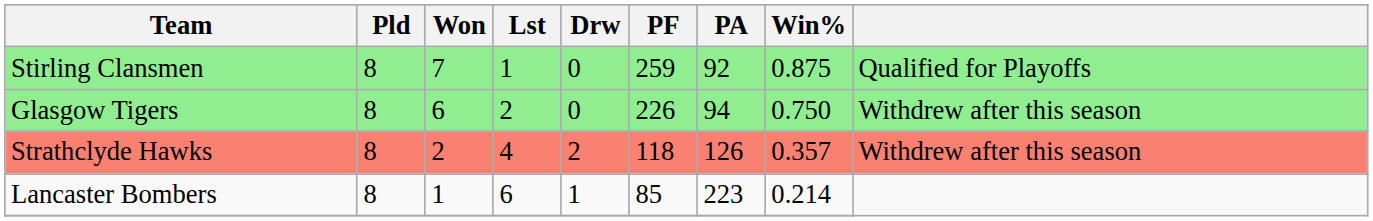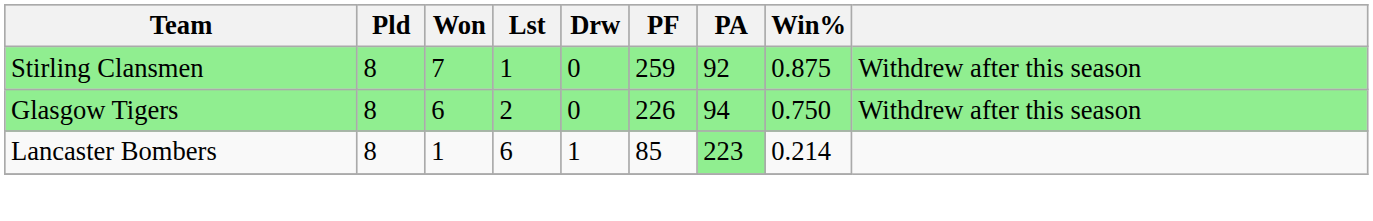(975, 67) Qualified for Playoffs -> (1000, 67) Withdrew after this season
- row: (112, 151)
(723, 194) no background -> (723, 151) lightgreen background
